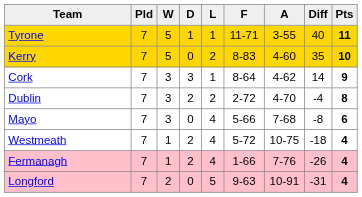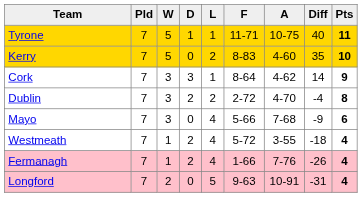(284, 35) 3-55 -> (284, 35) 10-75
(318, 119) -8 -> (318, 119) -9
(284, 140) 10-75 -> (284, 140) 3-55
